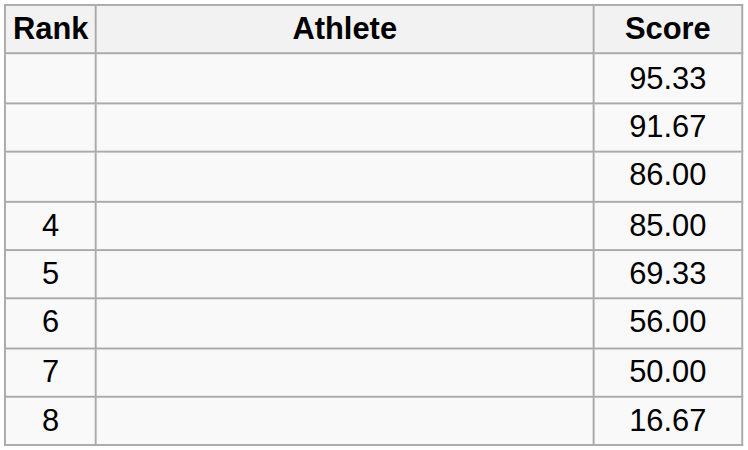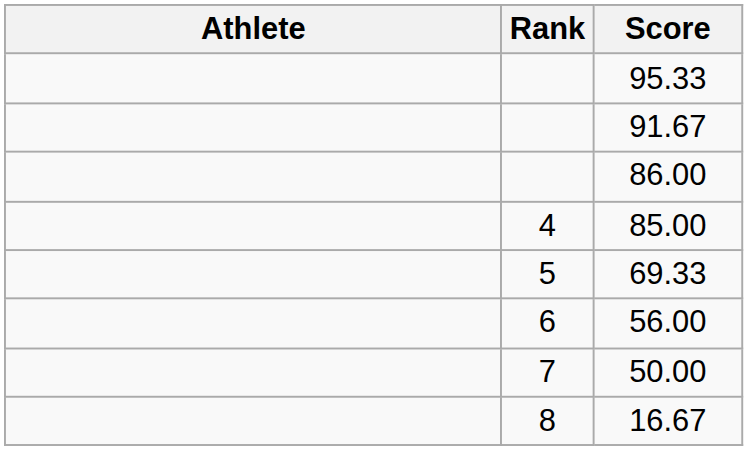columns swapped: (51, 28) <-> (345, 28)
